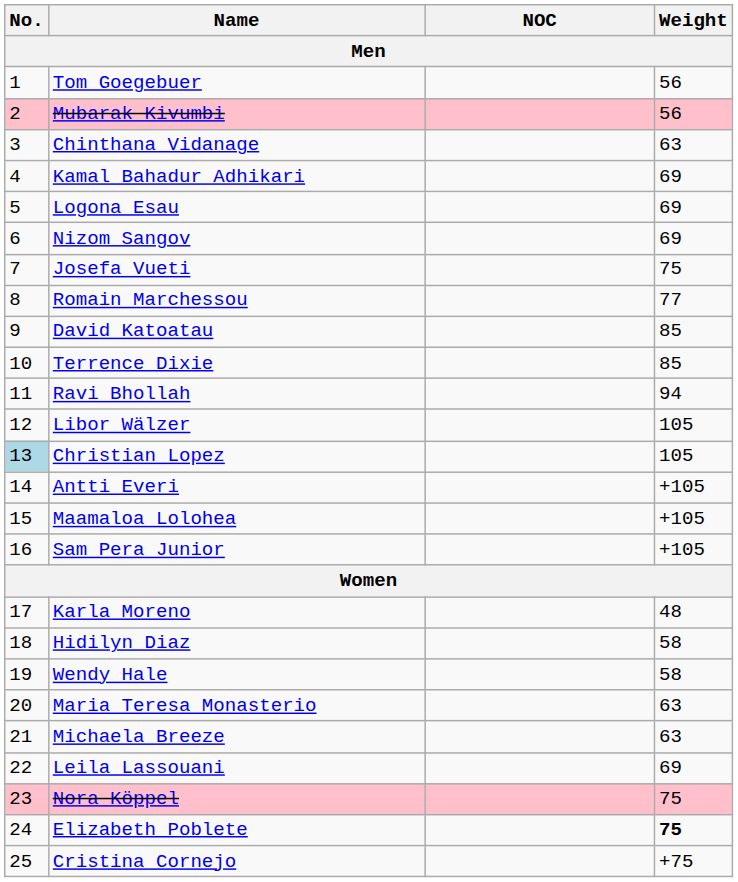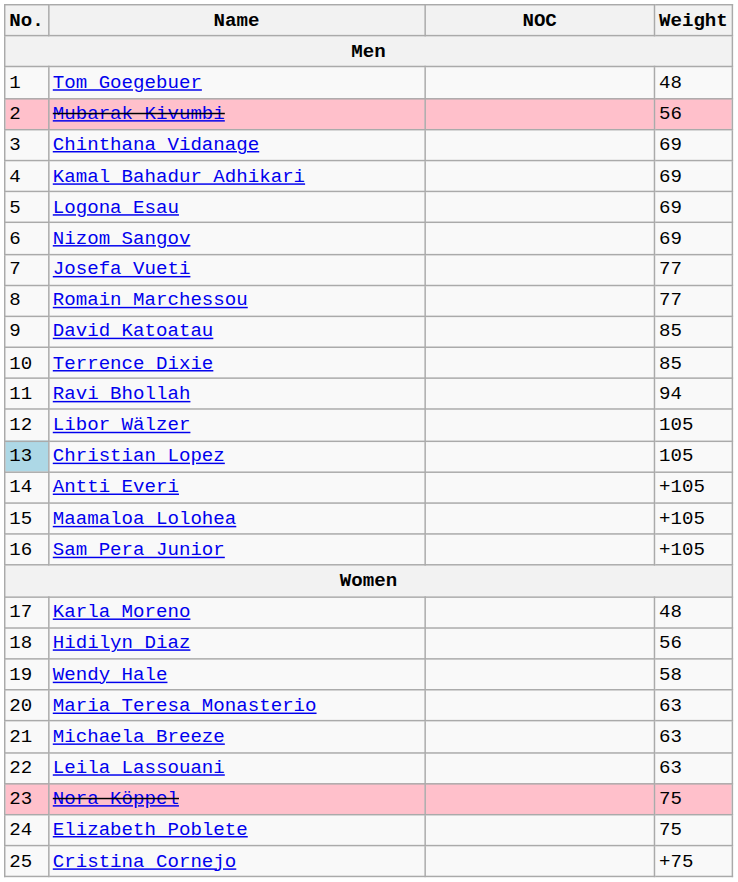(670, 83) 56 -> (670, 83) 48
(670, 145) 63 -> (670, 145) 69
(670, 269) 75 -> (670, 269) 77
(670, 643) 58 -> (670, 643) 56
(670, 768) 69 -> (670, 768) 63
(670, 830) bold -> (670, 830) normal
